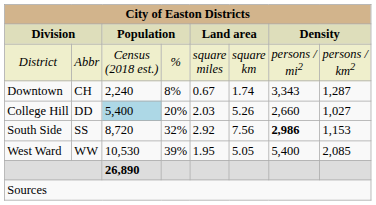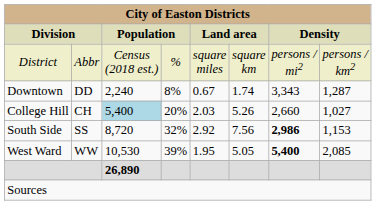(83, 91) CH -> (83, 91) DD
(83, 110) DD -> (83, 110) CH
(285, 150) normal -> (285, 150) bold
